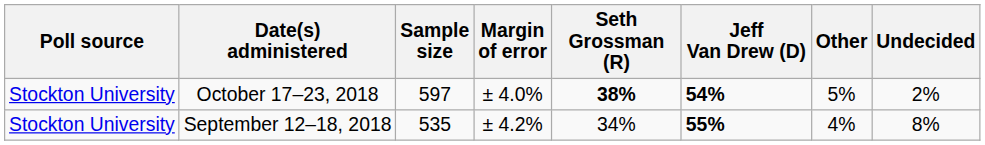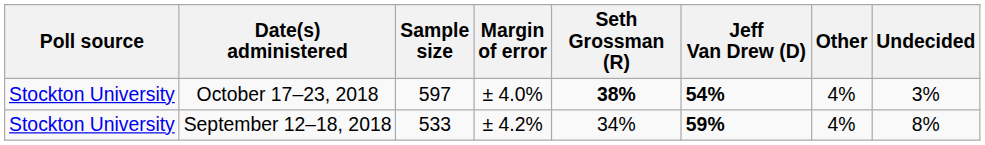(842, 94) 5% -> (842, 94) 4%
(926, 94) 2% -> (926, 94) 3%
(435, 124) 535 -> (435, 124) 533
(705, 124) 55% -> (705, 124) 59%
